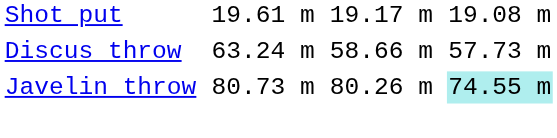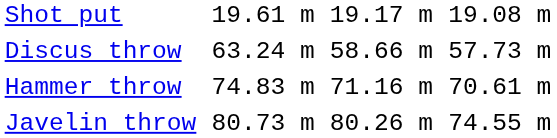+ row: (93, 87)
(500, 87) paleturquoise background -> (500, 123) no background
